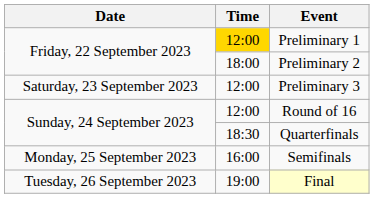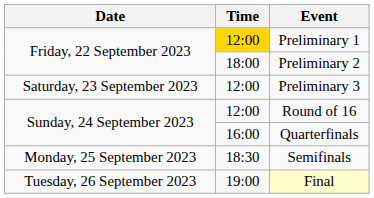(243, 134) 18:30 -> (243, 134) 16:00
(243, 157) 16:00 -> (243, 157) 18:30
